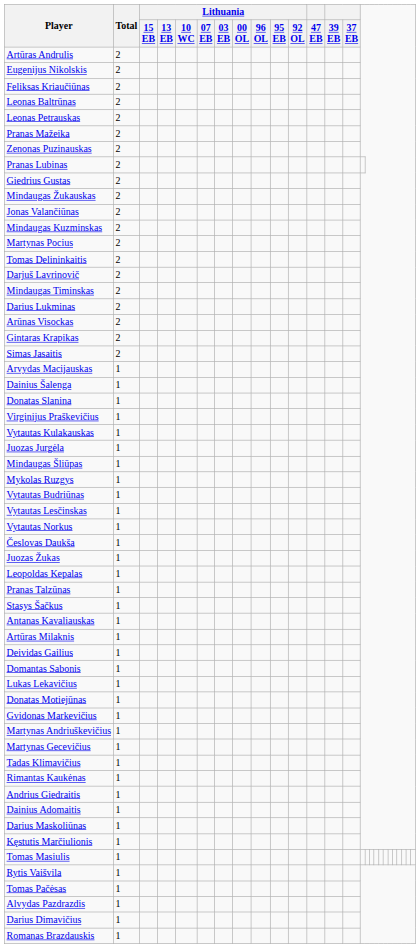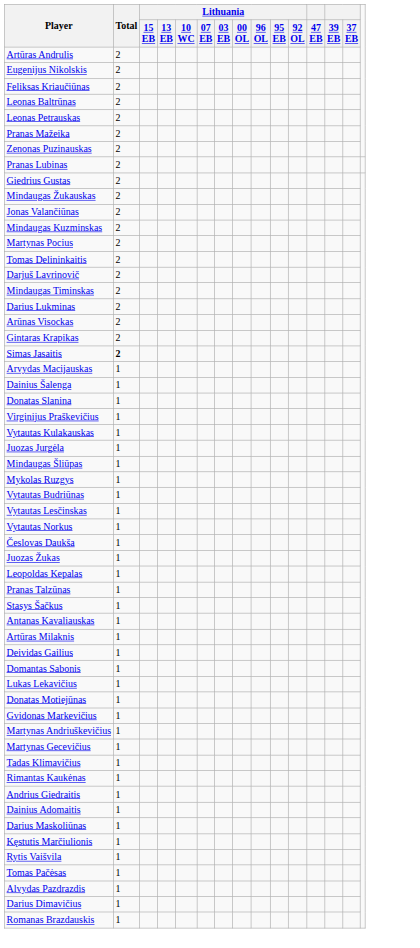(118, 353) normal -> (118, 353) bold
- row: (38, 857)
